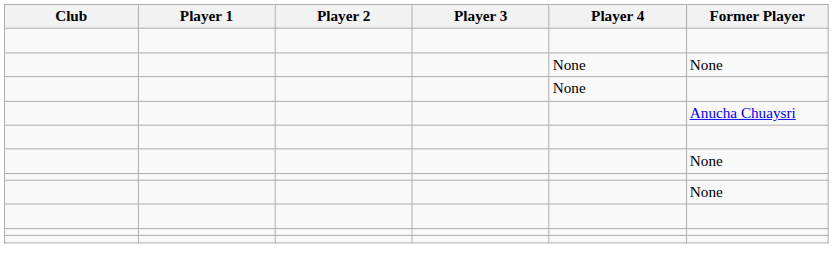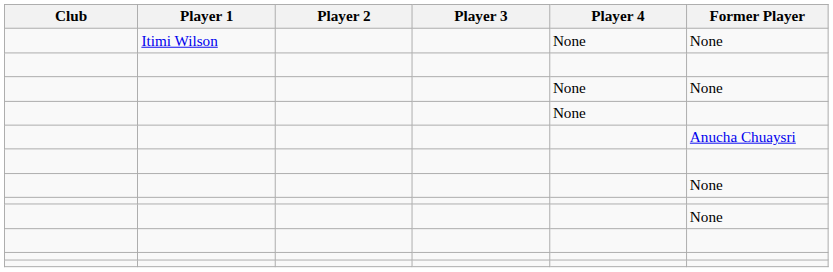+ row: (71, 41)
